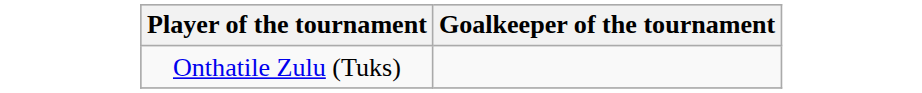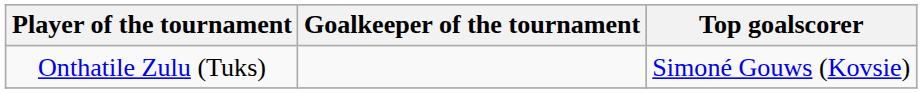+ column: (781, 25)
